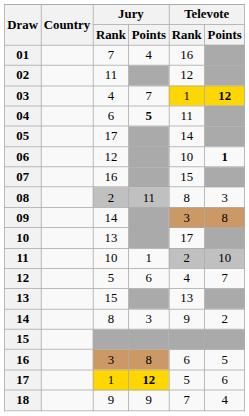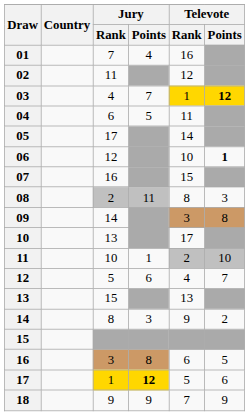(149, 116) bold -> (149, 116) normal
(225, 400) 4 -> (225, 400) 9
